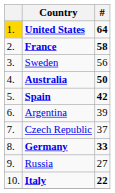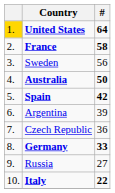(102, 130) 37 -> (102, 130) 36
